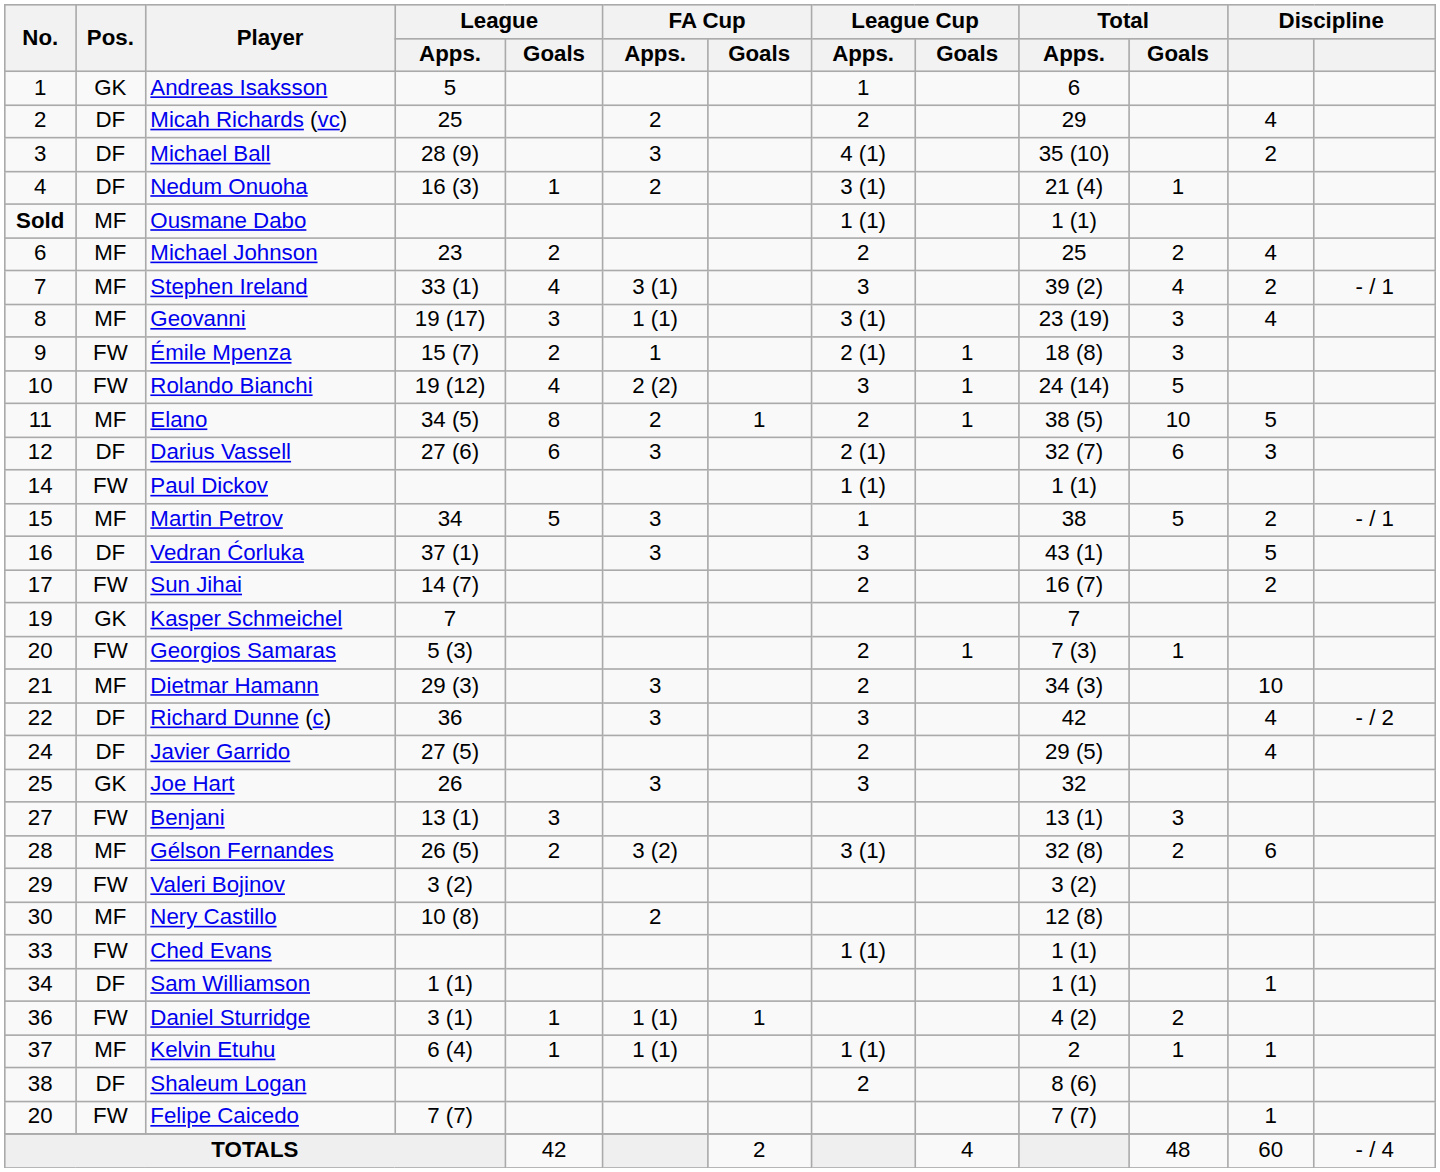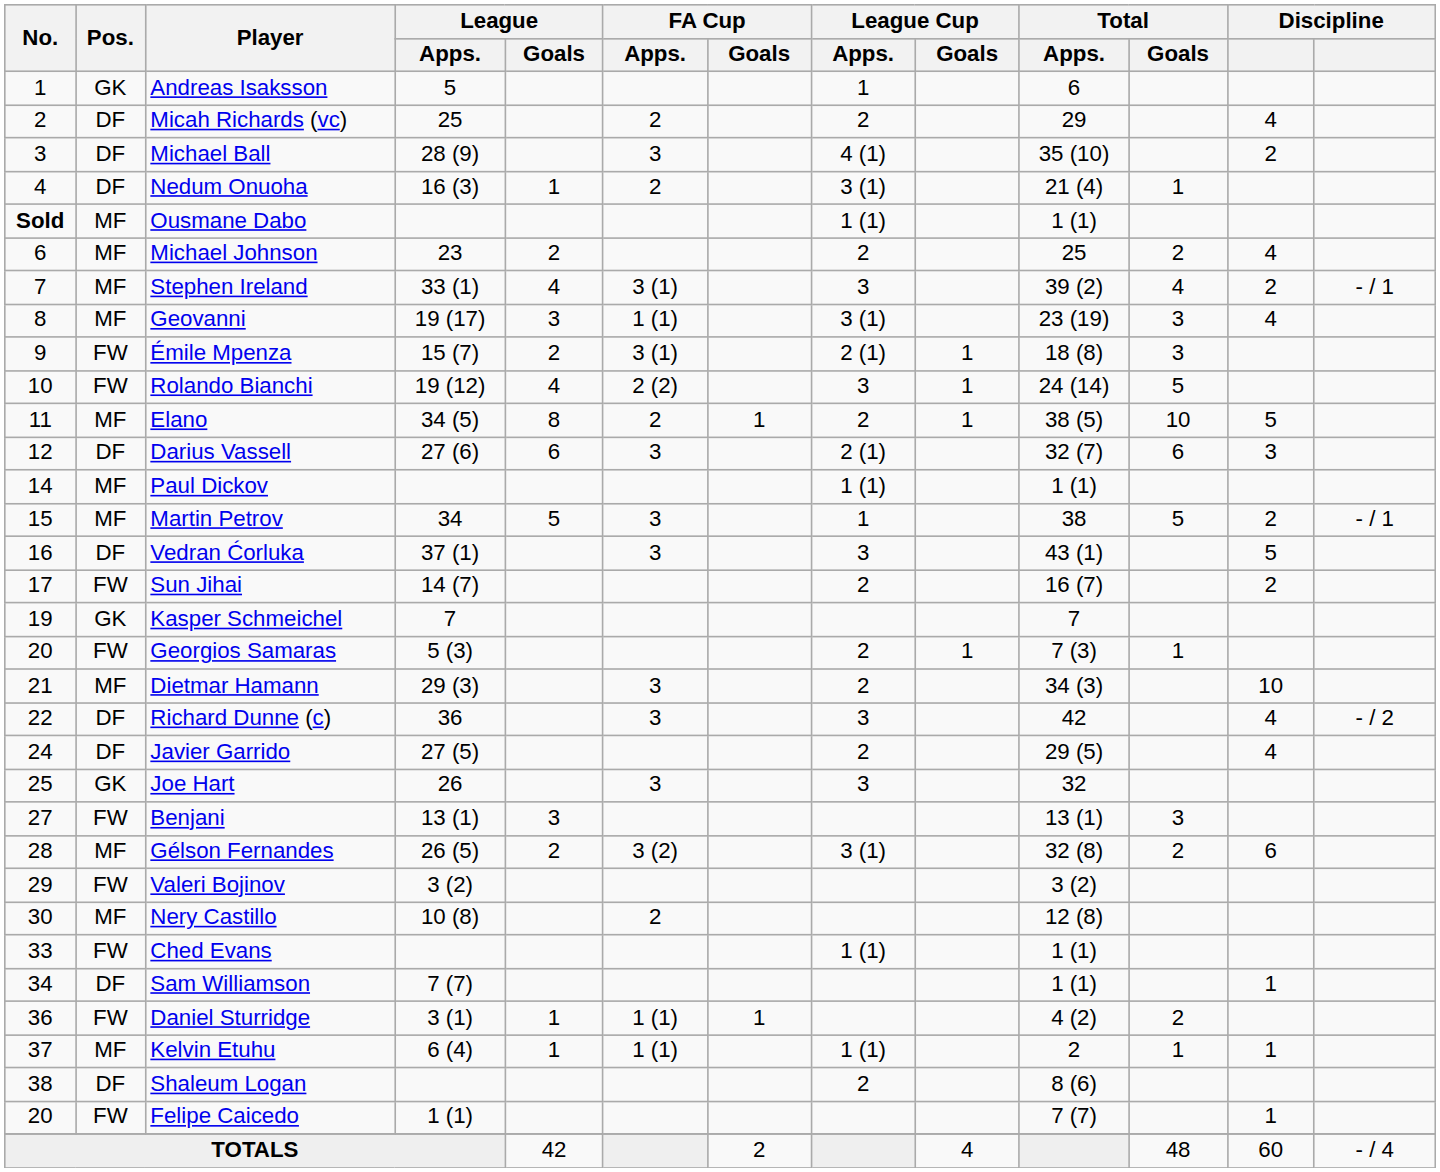(655, 352) 1 -> (655, 352) 3 (1)
(110, 485) FW -> (110, 485) MF
(450, 983) 1 (1) -> (450, 983) 7 (7)
(450, 1116) 7 (7) -> (450, 1116) 1 (1)
